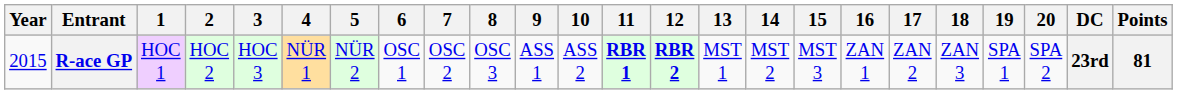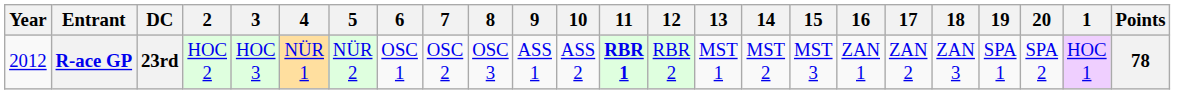columns swapped: (161, 19) <-> (1090, 19)
(28, 61) 2015 -> (28, 61) 2012
(675, 61) bold -> (671, 61) normal
(1143, 61) 81 -> (1140, 61) 78
